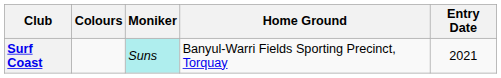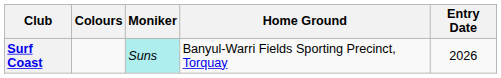(463, 55) 2021 -> (463, 55) 2026
